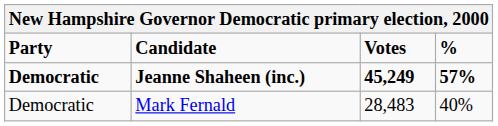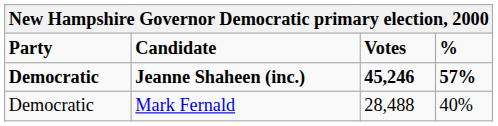(389, 76) 45,249 -> (389, 76) 45,246
(389, 105) 28,483 -> (389, 105) 28,488
